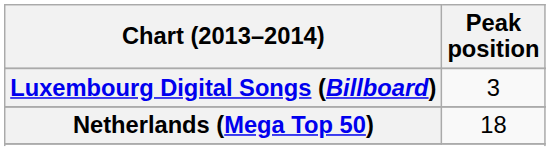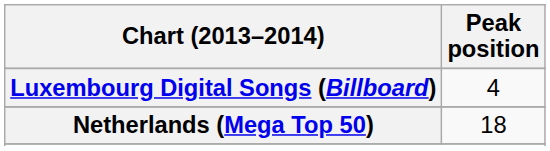(493, 87) 3 -> (493, 87) 4
